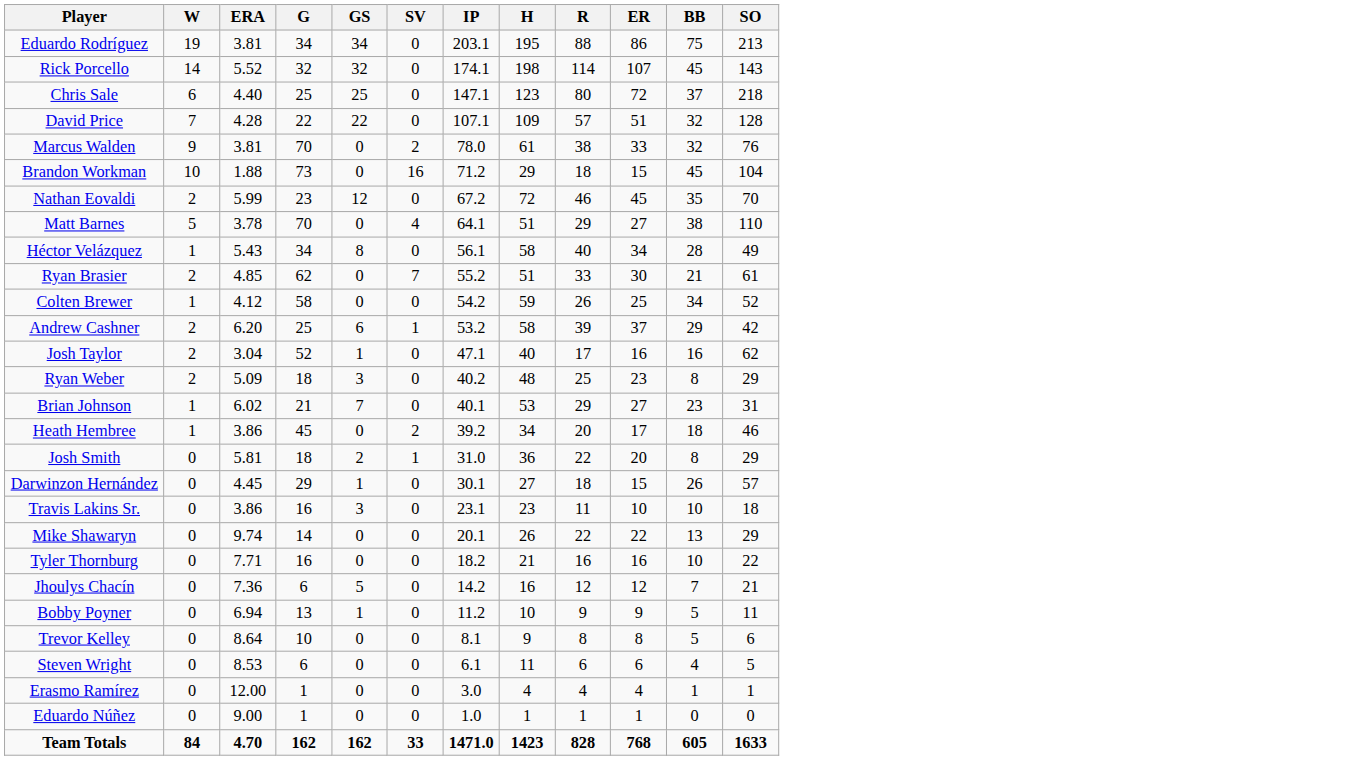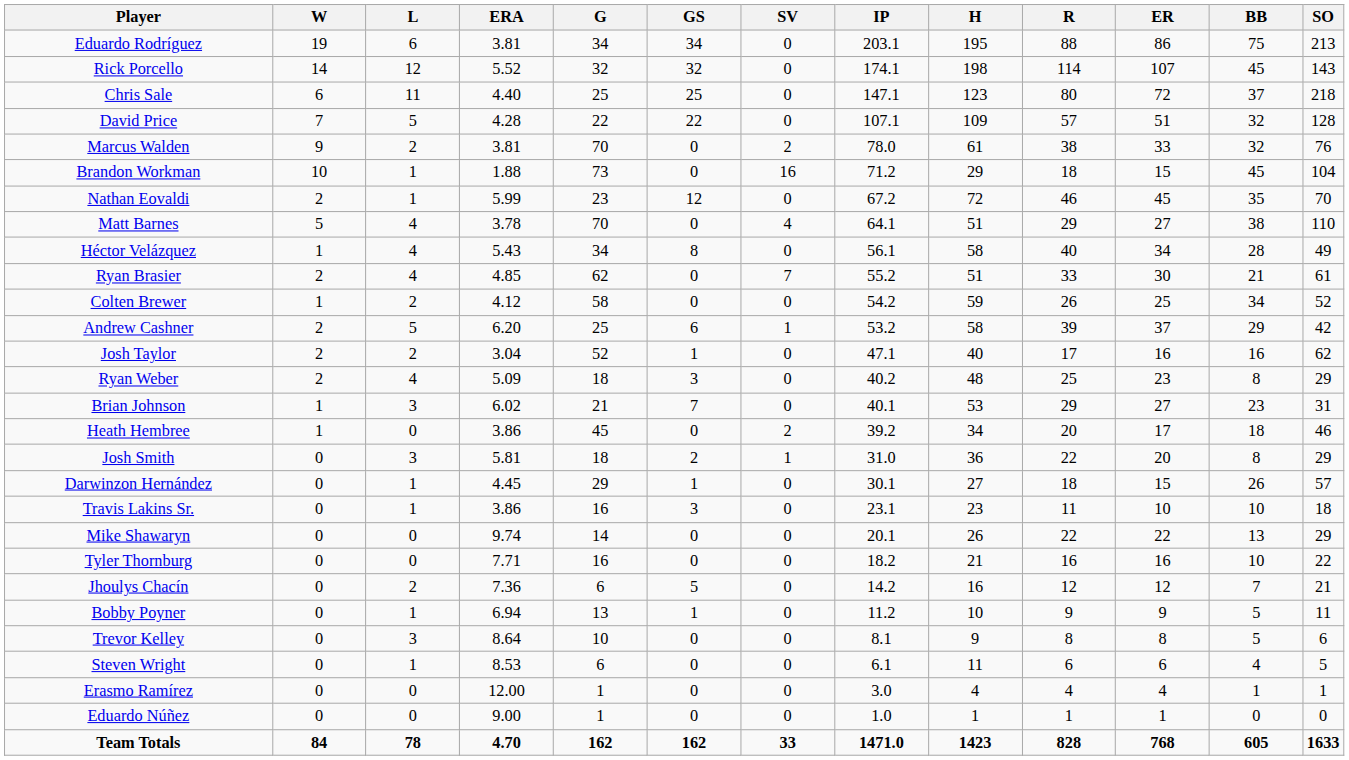+ column: (413, 17)
